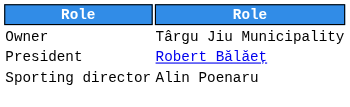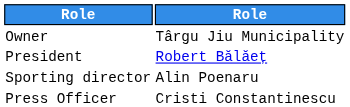+ row: (61, 99)
